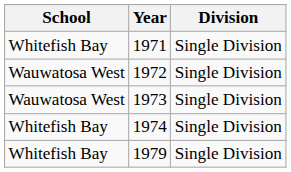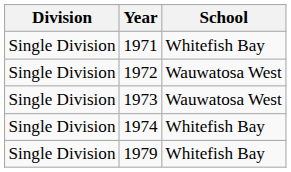columns swapped: (67, 18) <-> (228, 18)
